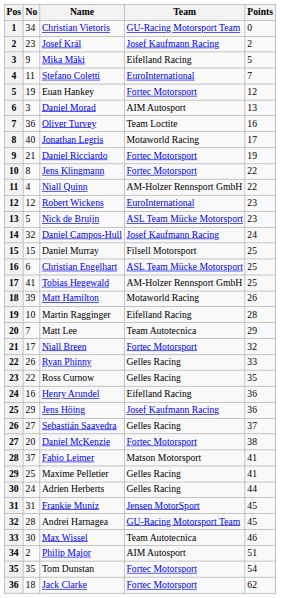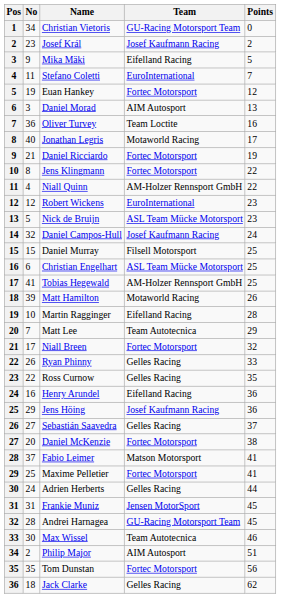(154, 474) Gelles Racing -> (162, 474) Fortec Motorsport
(252, 569) 54 -> (252, 569) 56
(162, 585) Fortec Motorsport -> (154, 585) Gelles Racing
